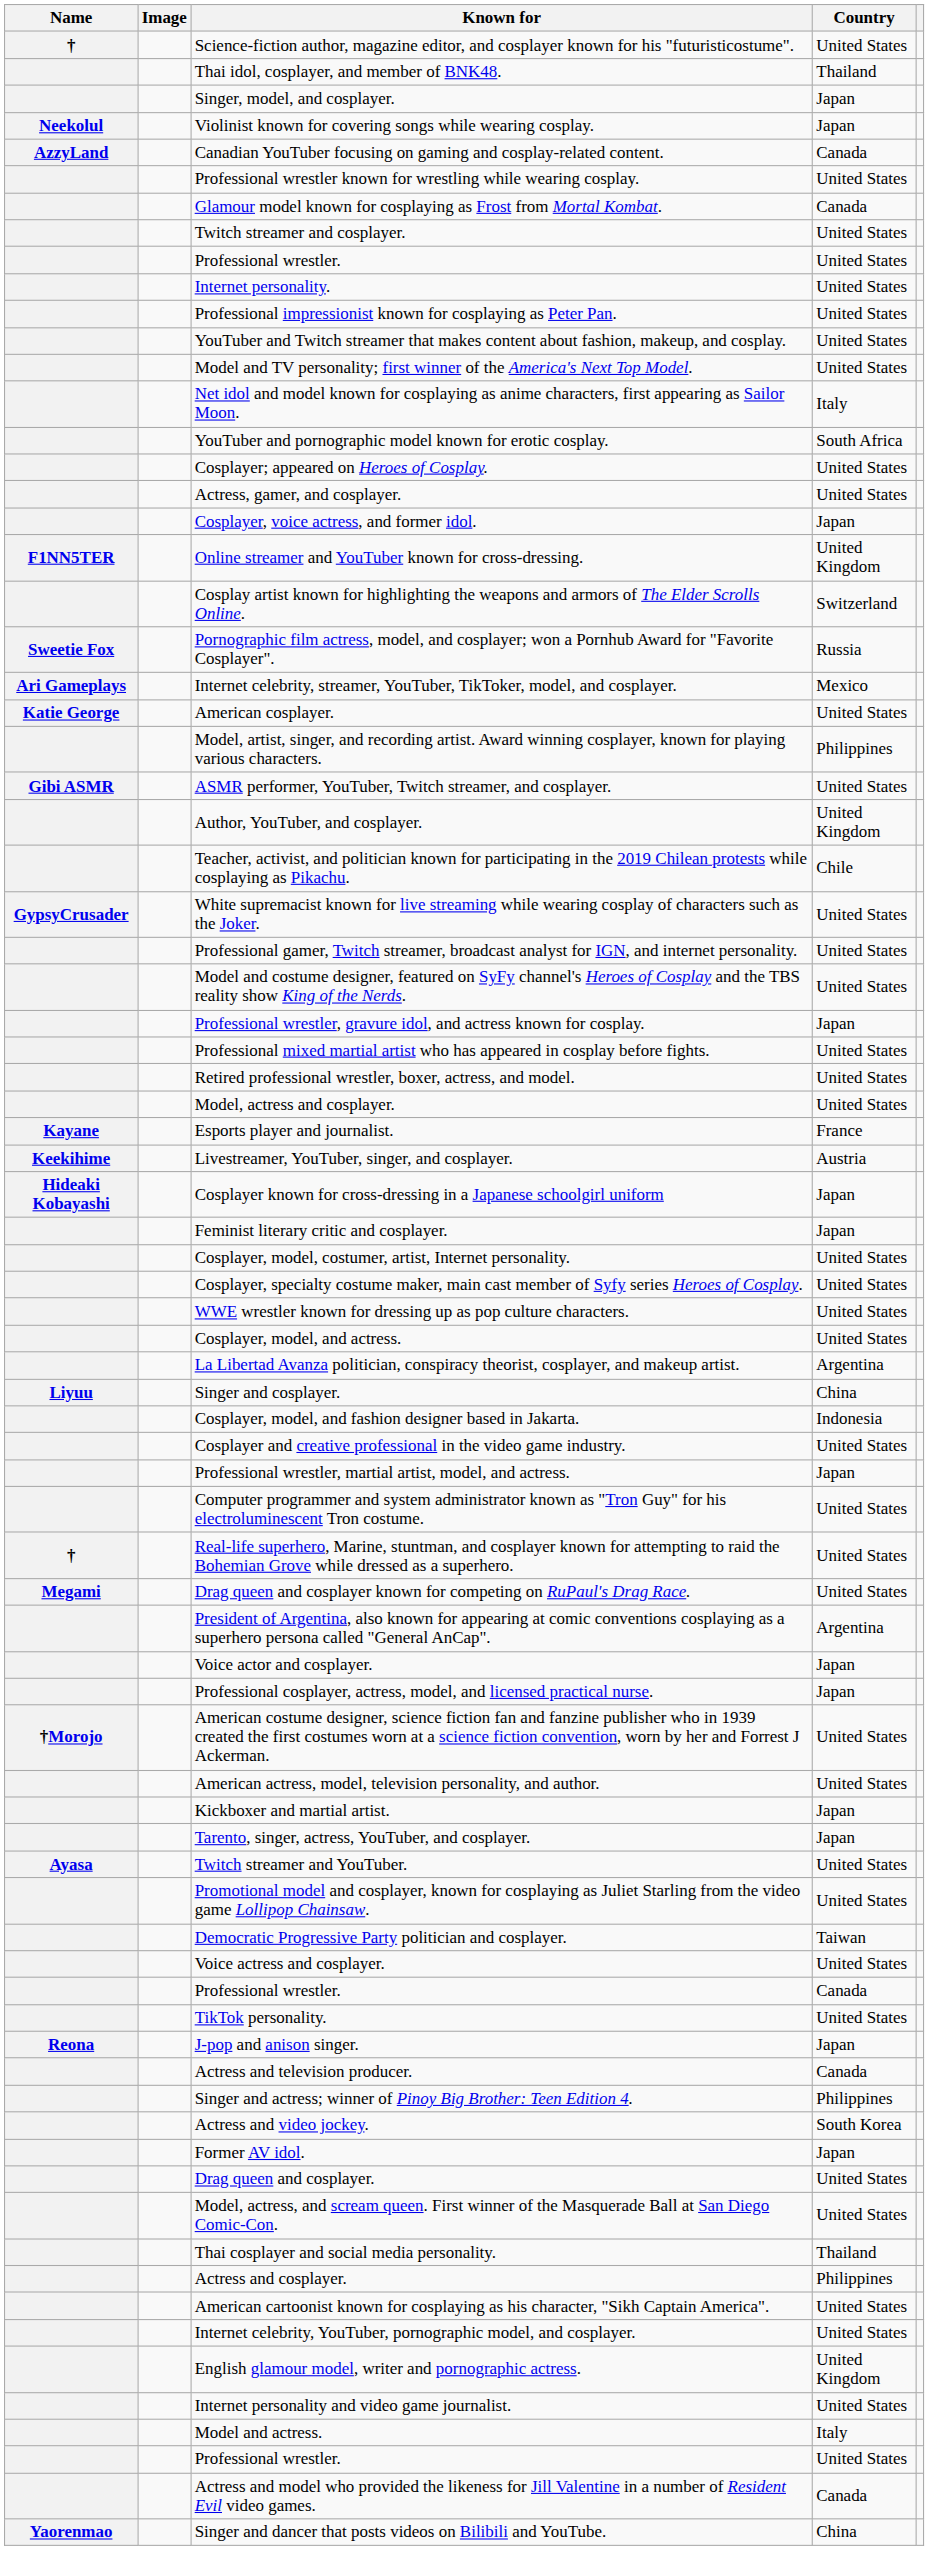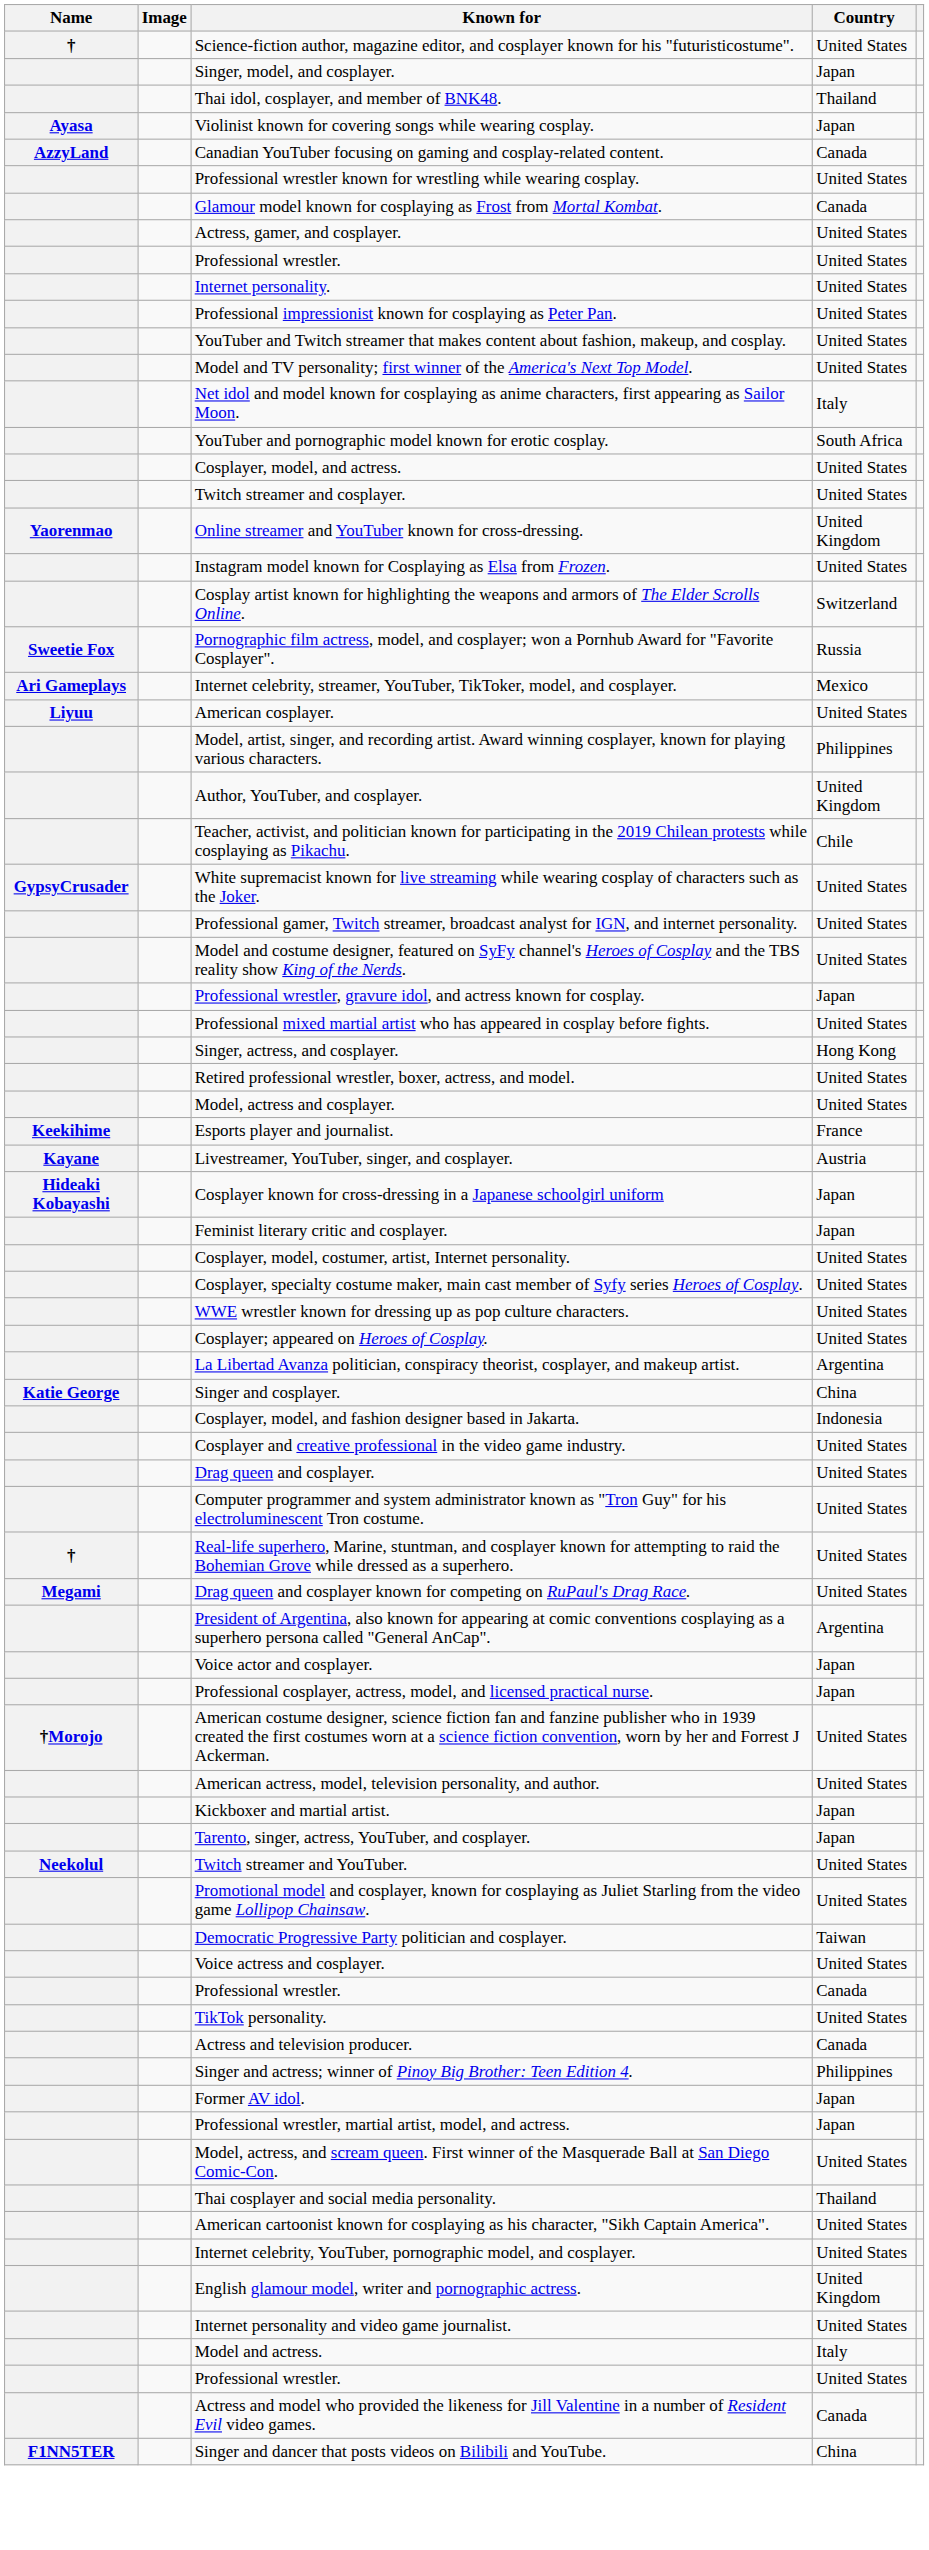rows swapped: (295, 98) <-> (348, 71)
(71, 125) Neekolul -> (71, 125) Ayasa
rows swapped: (298, 494) <-> (300, 233)
rows swapped: (298, 1338) <-> (341, 467)
- row: (336, 521)
(71, 557) F1NN5TER -> (71, 530) Yaorenmao
+ row: (402, 567)
(71, 712) Katie George -> (71, 712) Liyuu
- row: (403, 785)
+ row: (297, 1050)
(71, 1131) Kayane -> (71, 1131) Keekihime
(71, 1157) Keekihime -> (71, 1157) Kayane
(71, 1392) Liyuu -> (71, 1392) Katie George
rows swapped: (285, 2179) <-> (382, 1472)
(71, 1864) Ayasa -> (71, 1864) Neekolul
- row: (277, 2044)
- row: (282, 2125)
- row: (271, 2278)
(71, 2532) Yaorenmao -> (71, 2451) F1NN5TER
